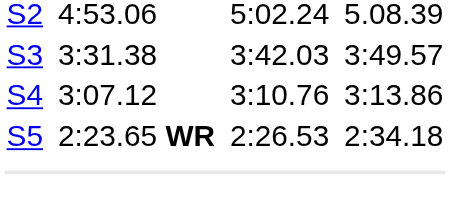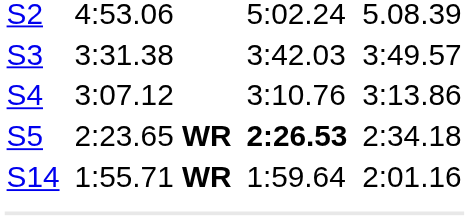(280, 136) normal -> (297, 136) bold
+ row: (33, 177)
